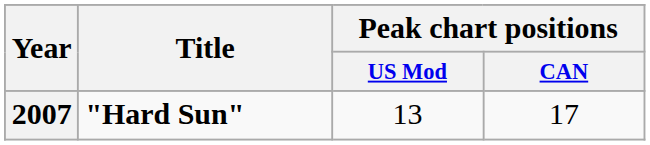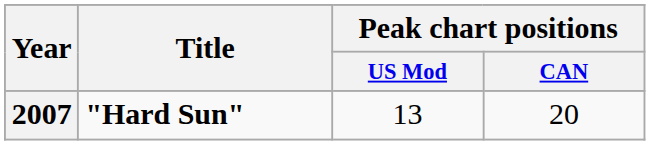(564, 114) 17 -> (564, 114) 20
